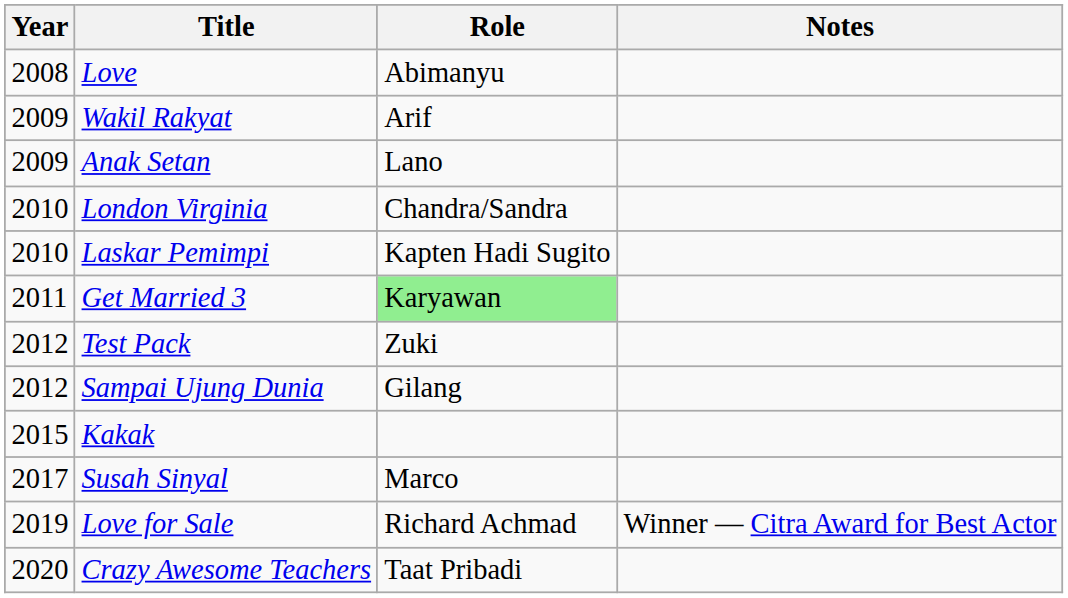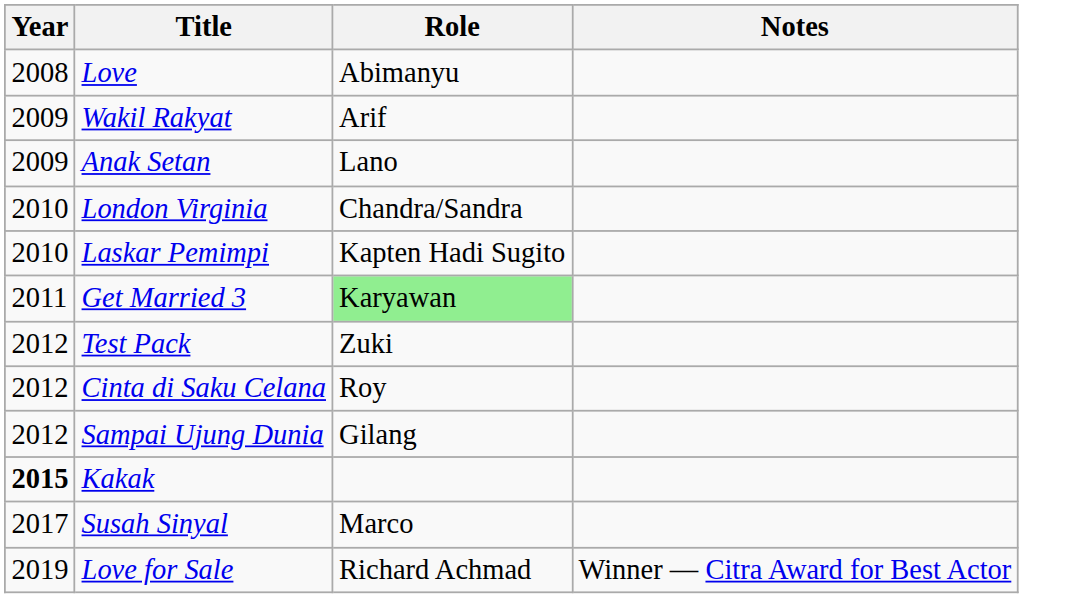+ row: (204, 388)
(40, 433) normal -> (40, 478) bold
- row: (226, 569)
